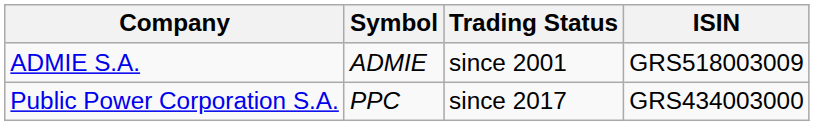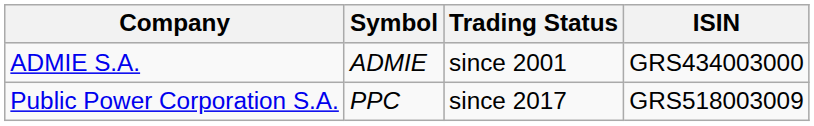(716, 62) GRS518003009 -> (716, 62) GRS434003000
(716, 100) GRS434003000 -> (716, 100) GRS518003009
